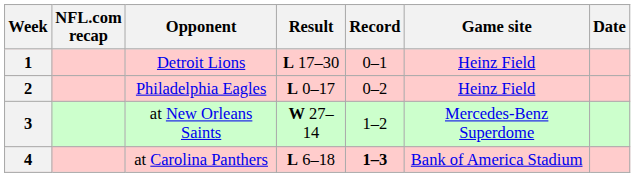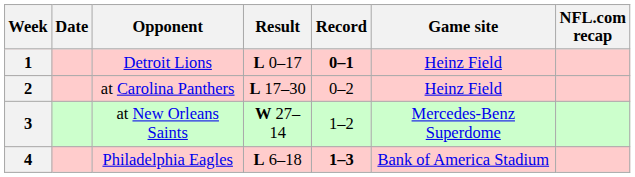columns swapped: (609, 26) <-> (88, 26)
(311, 62) L 17–30 -> (278, 62) L 0–17
(375, 62) normal -> (341, 62) bold
(201, 88) Philadelphia Eagles -> (168, 88) at Carolina Panthers
(311, 88) L 0–17 -> (278, 88) L 17–30
(201, 159) at Carolina Panthers -> (168, 159) Philadelphia Eagles
